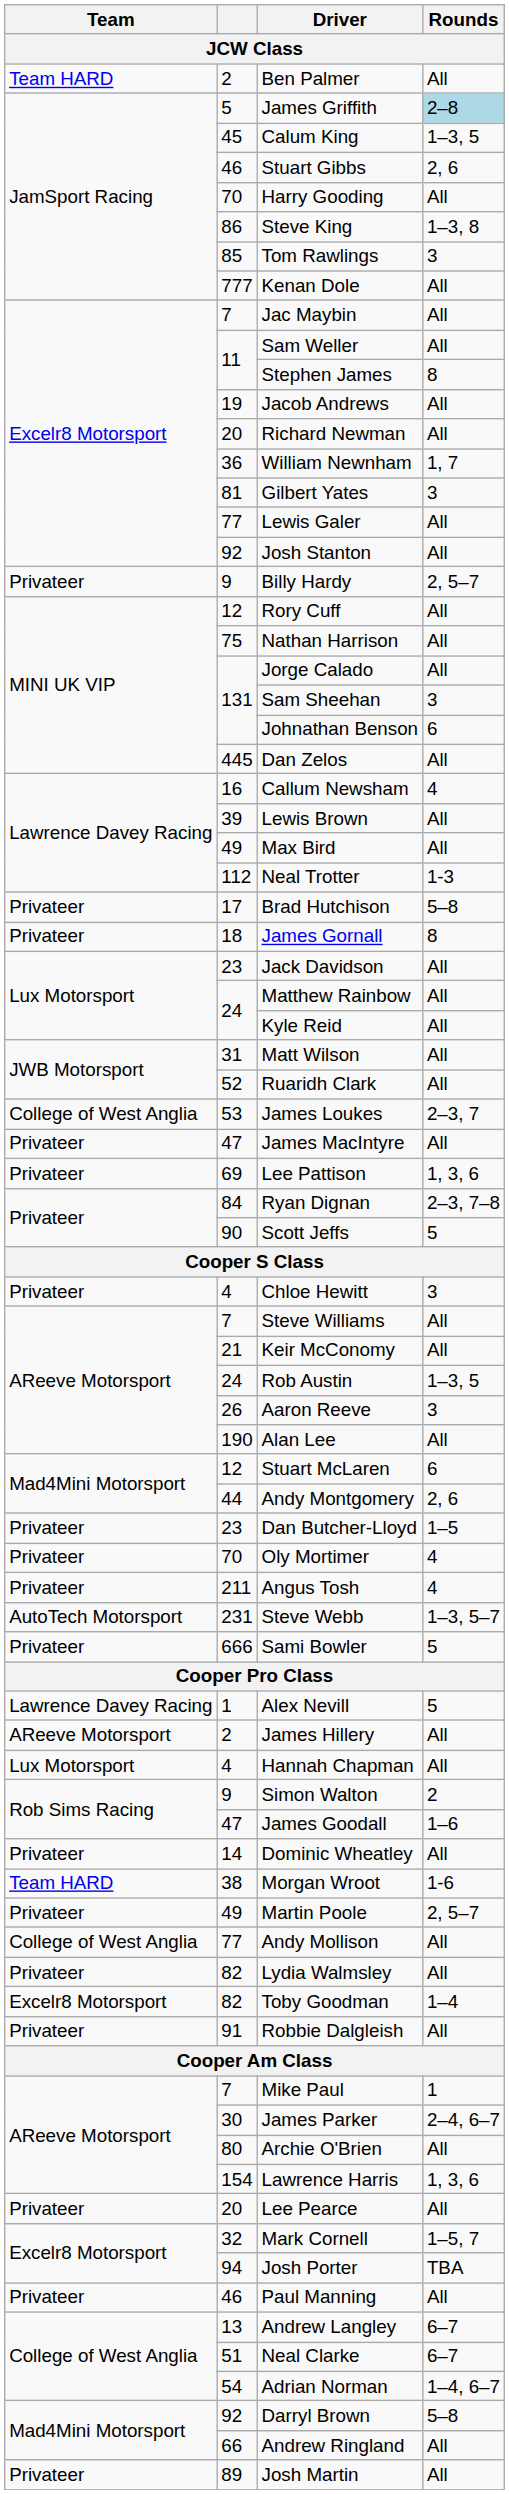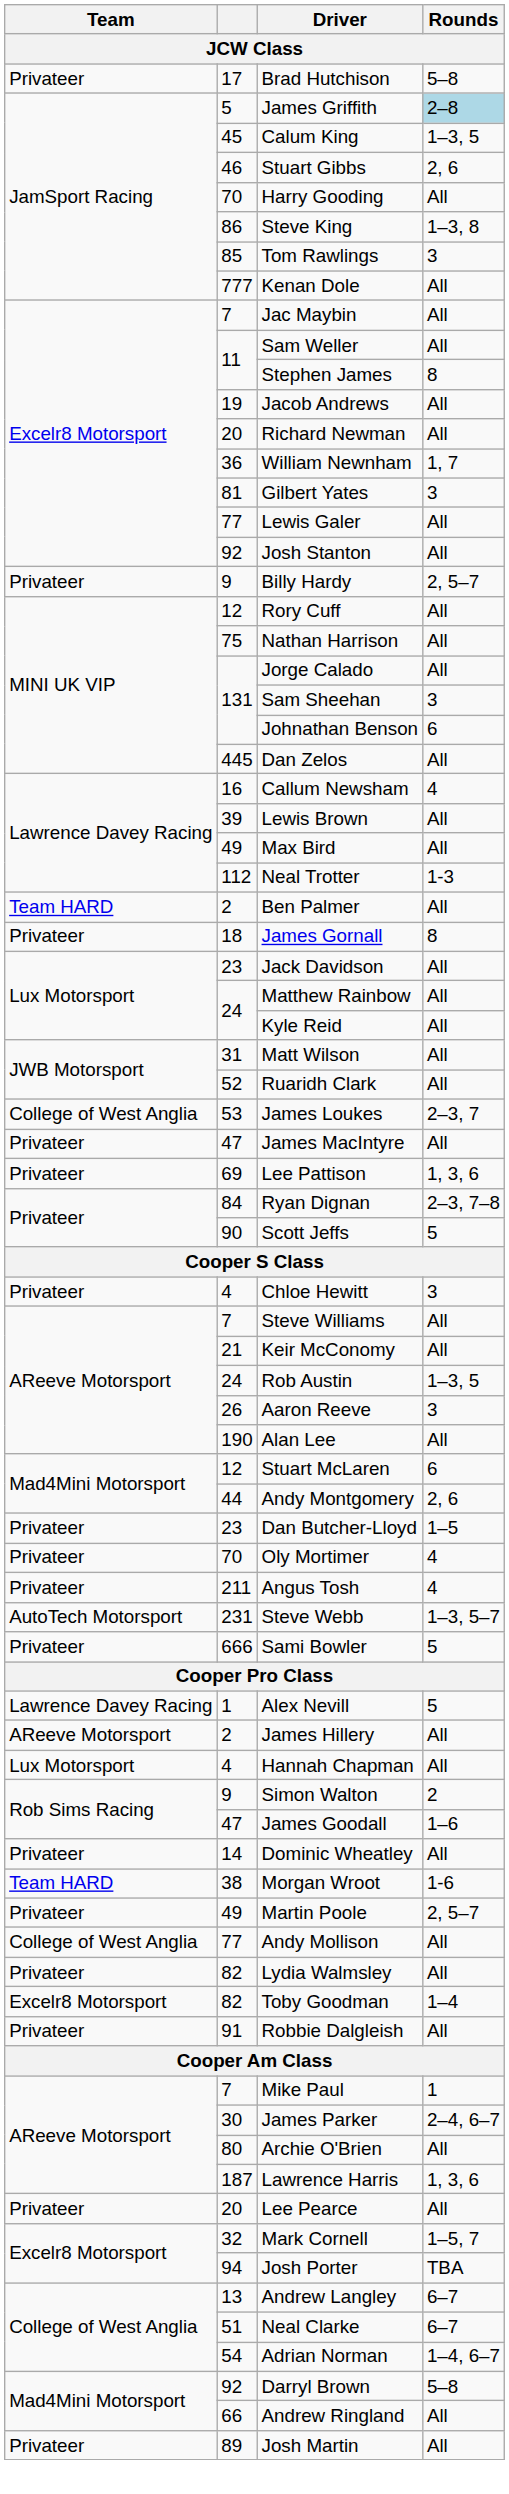rows swapped: (311, 78) <-> (326, 907)
(237, 2179) 154 -> (237, 2179) 187
- row: (319, 2297)
